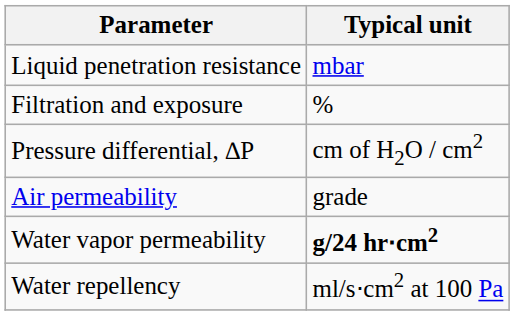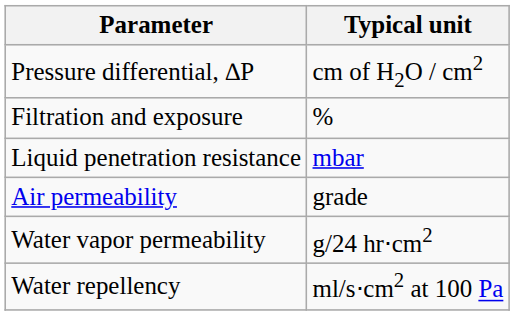rows swapped: (133, 150) <-> (156, 64)
(375, 239) bold -> (373, 239) normal
